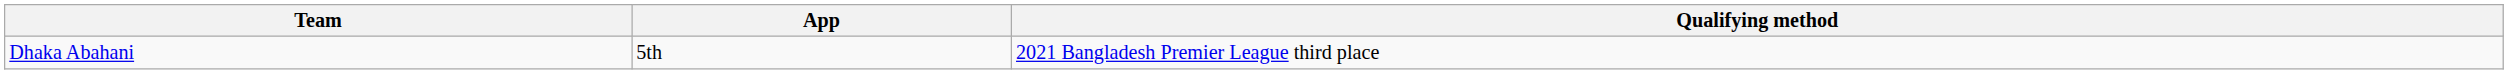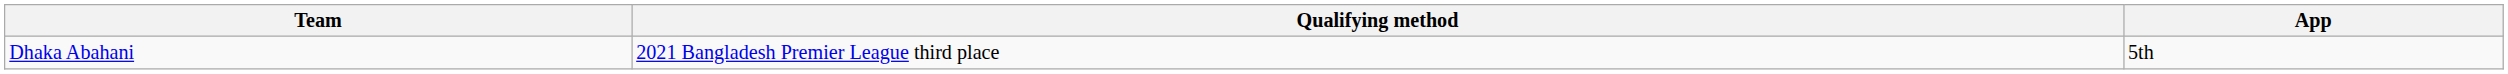columns swapped: (1757, 20) <-> (821, 20)
